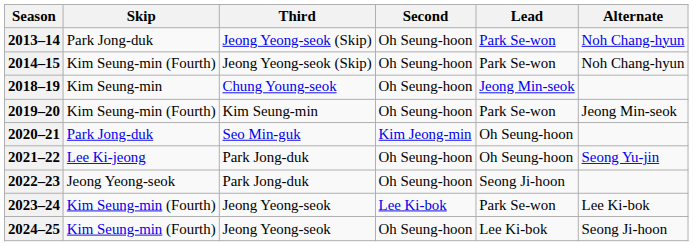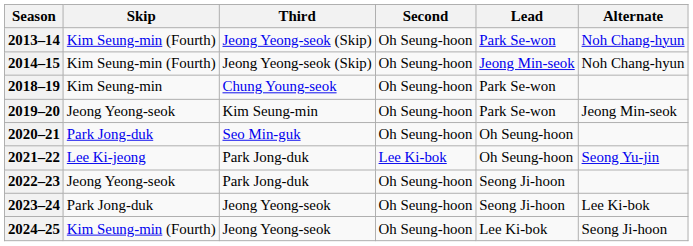(110, 39) Park Jong-duk -> (141, 39) Kim Seung-min (Fourth)
(517, 63) Park Se-won -> (527, 63) Jeong Min-seok
(527, 87) Jeong Min-seok -> (517, 87) Park Se-won
(141, 110) Kim Seung-min (Fourth) -> (121, 110) Jeong Yeong-seok
(425, 134) Kim Jeong-min -> (425, 134) Oh Seung-hoon
(425, 157) Oh Seung-hoon -> (413, 157) Lee Ki-bok
(141, 205) Kim Seung-min (Fourth) -> (110, 205) Park Jong-duk
(413, 205) Lee Ki-bok -> (425, 205) Oh Seung-hoon
(517, 205) Park Se-won -> (522, 205) Seong Ji-hoon
